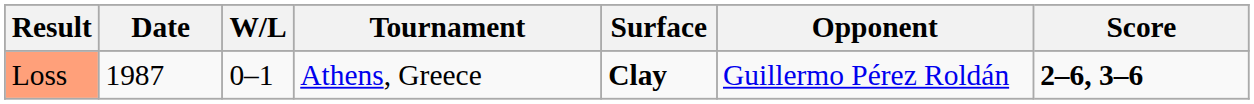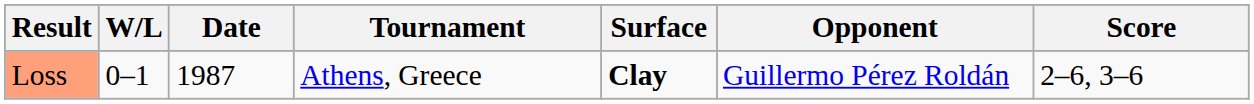columns swapped: (258, 27) <-> (161, 27)
(1092, 74) bold -> (1092, 74) normal
